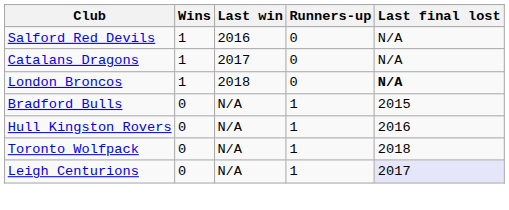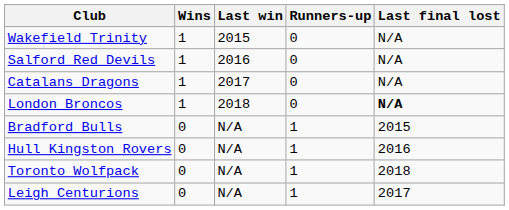+ row: (77, 38)
(394, 171) lavender background -> (394, 194) no background
